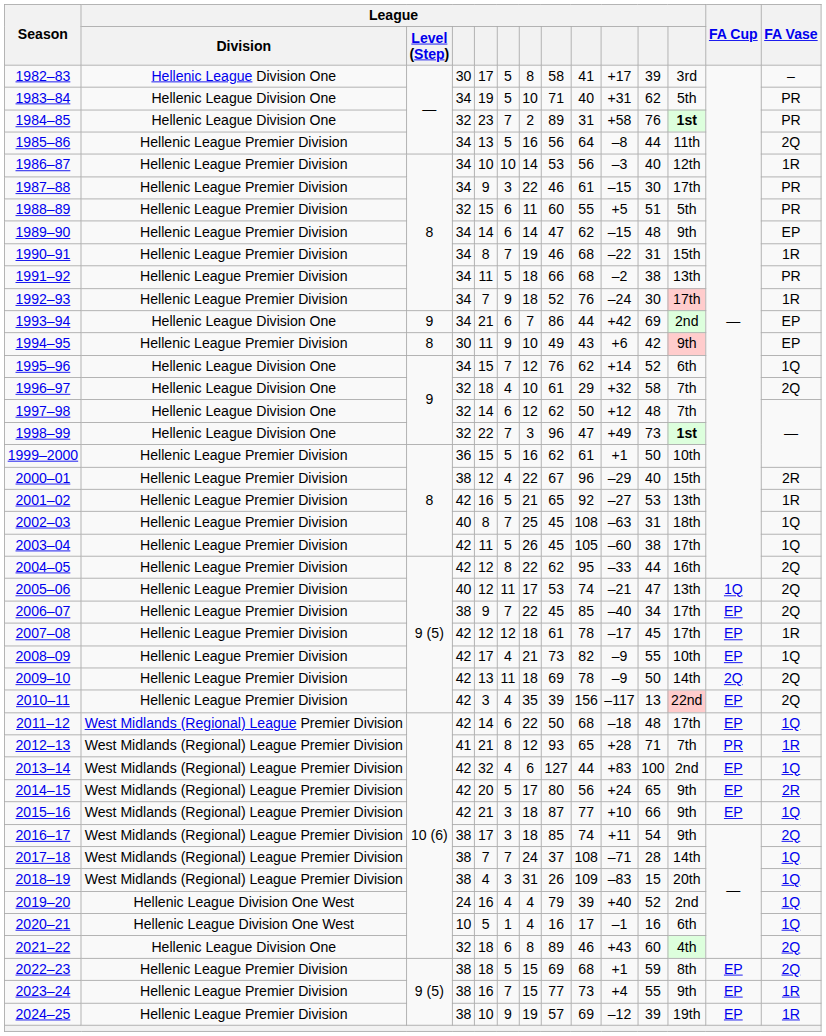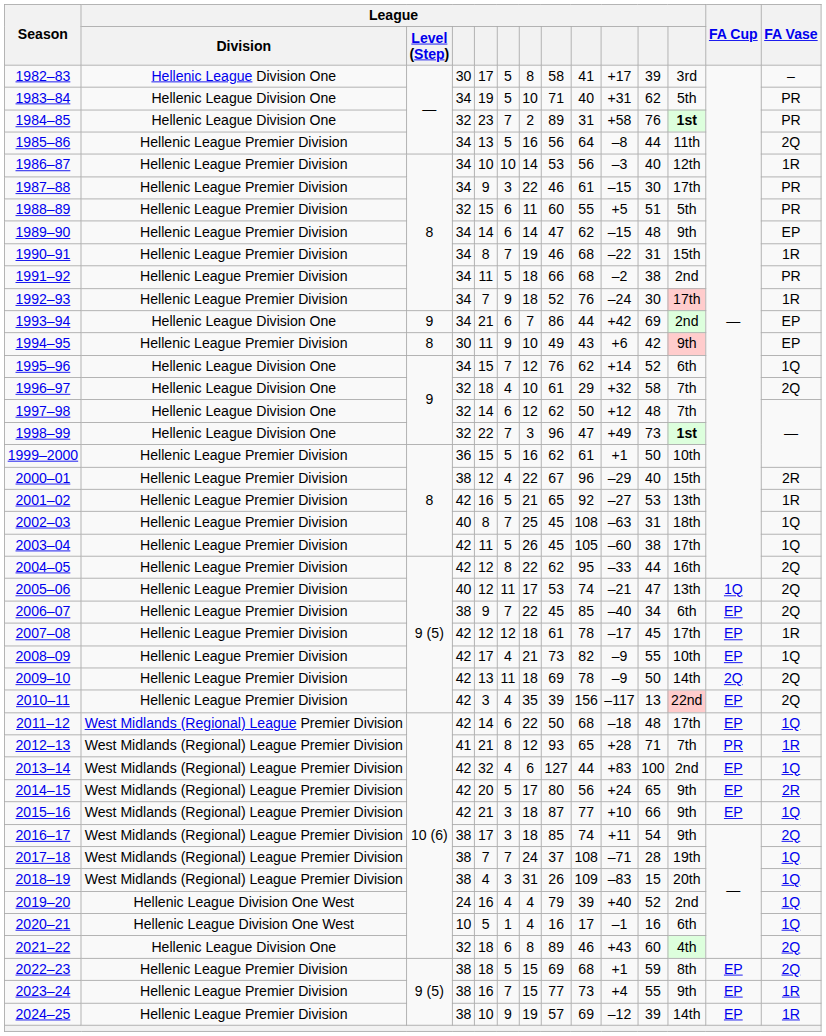(687, 277) 13th -> (687, 277) 2nd
(687, 612) 17th -> (687, 612) 6th
(687, 857) 14th -> (687, 857) 19th
(687, 1014) 19th -> (687, 1014) 14th
